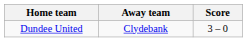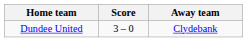columns swapped: (218, 12) <-> (146, 12)
